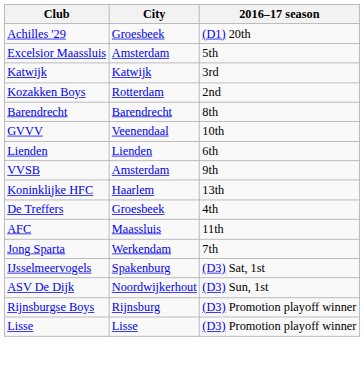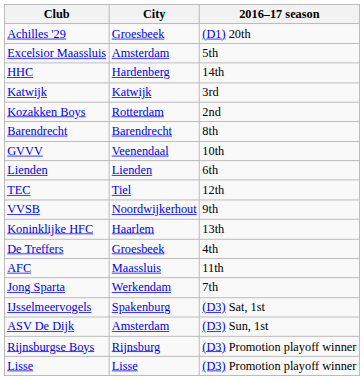+ row: (20, 72)
+ row: (19, 190)
(141, 170) Amsterdam -> (154, 209) Noordwijkerhout
(154, 287) Noordwijkerhout -> (141, 326) Amsterdam
